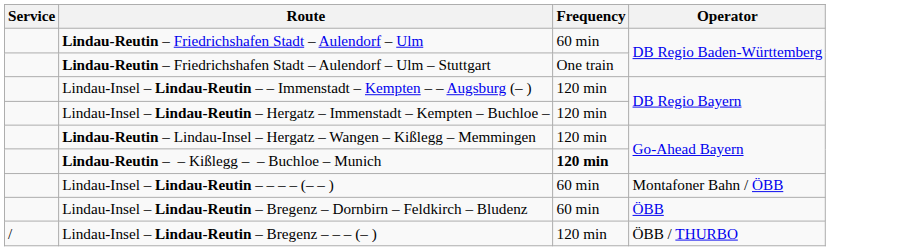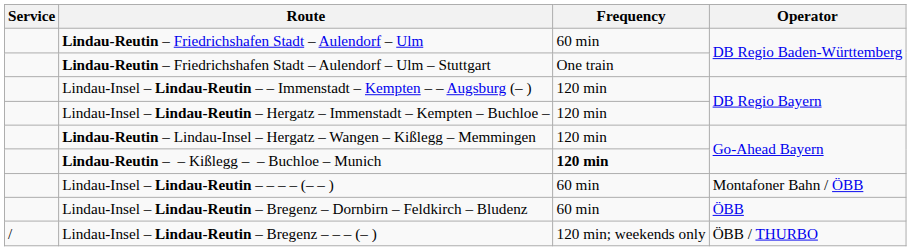(582, 233) 120 min -> (631, 233) 120 min; weekends only
